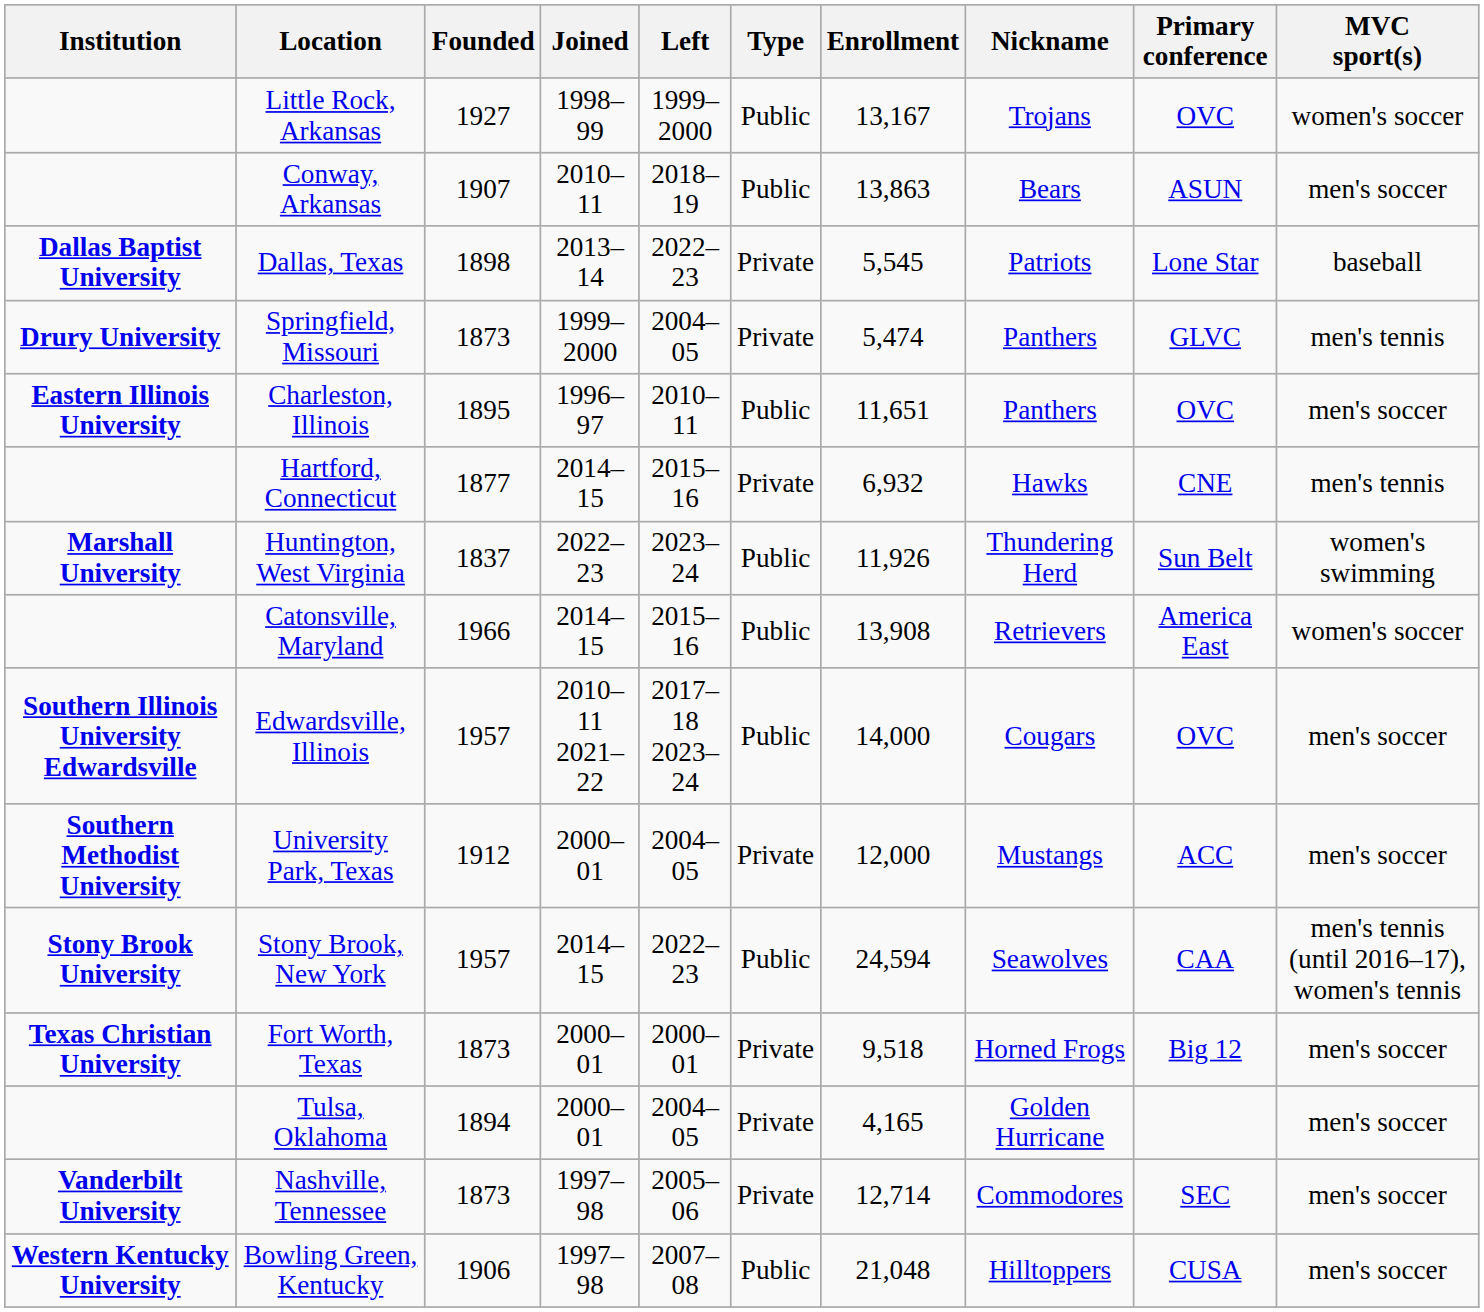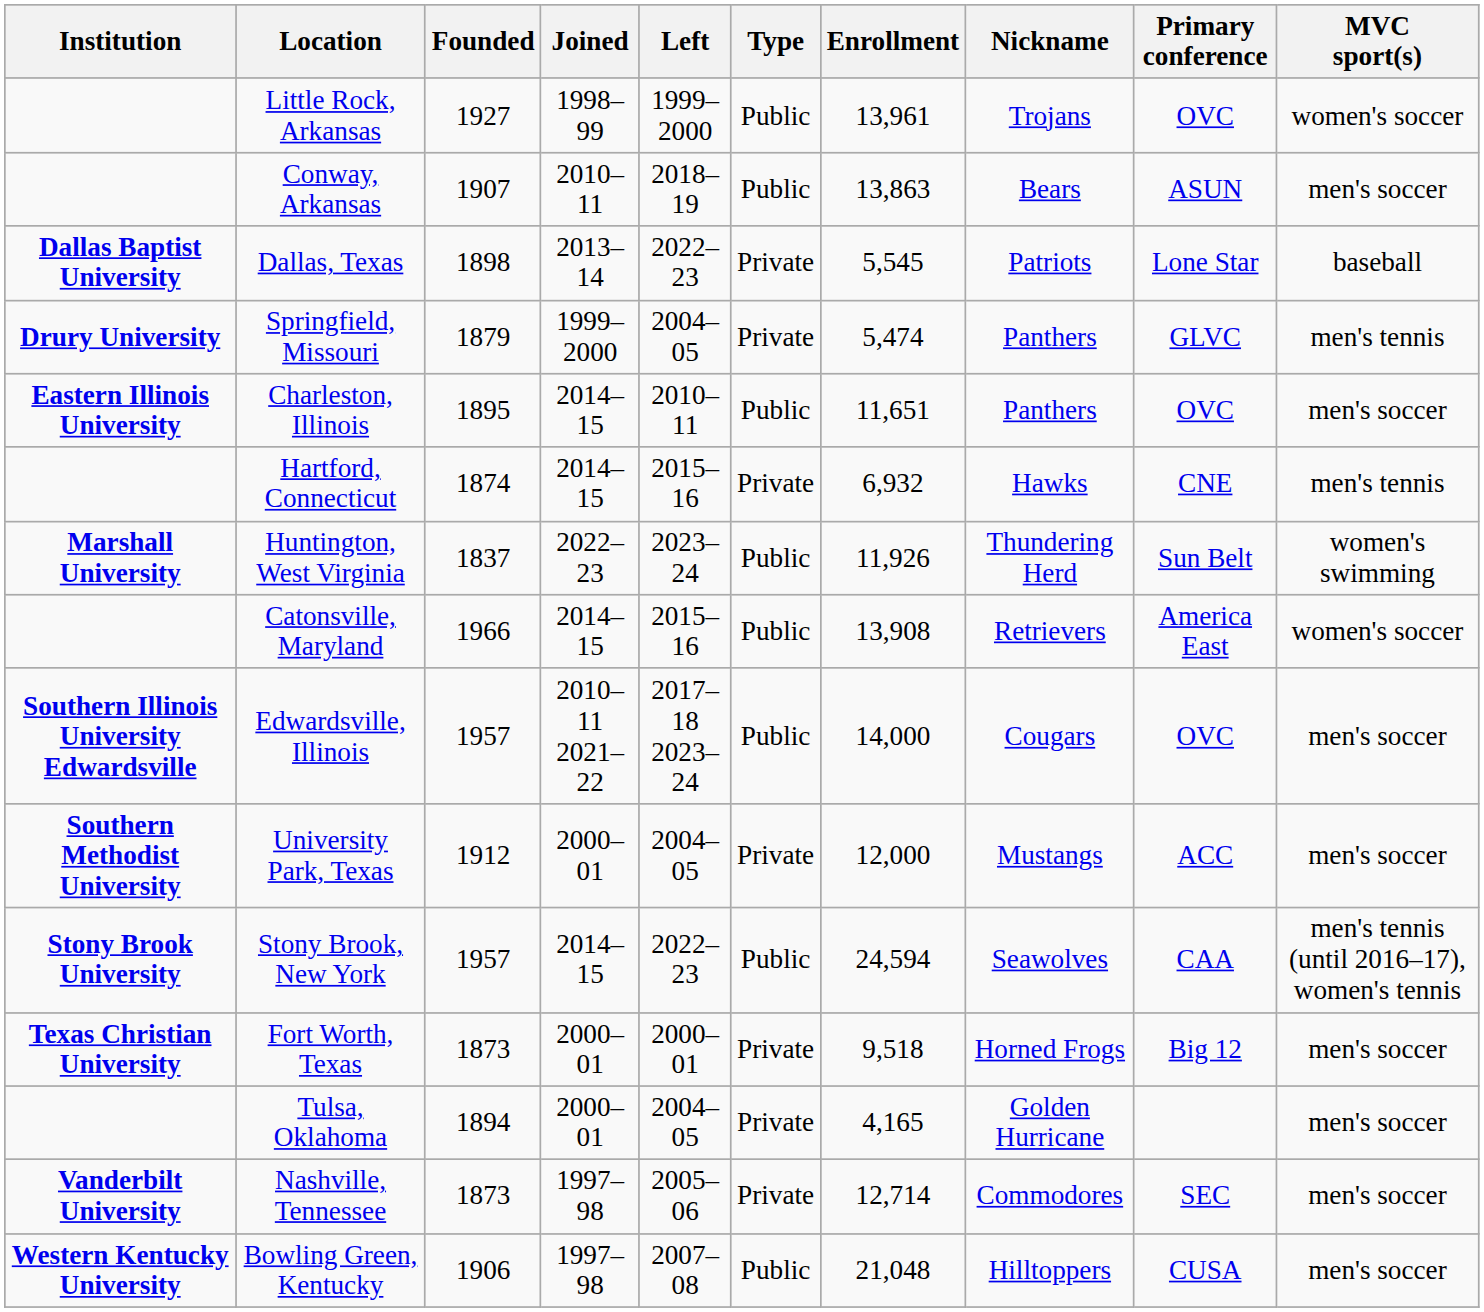(893, 115) 13,167 -> (893, 115) 13,961
(483, 336) 1873 -> (483, 336) 1879
(590, 410) 1996–97 -> (590, 410) 2014–15
(483, 483) 1877 -> (483, 483) 1874
